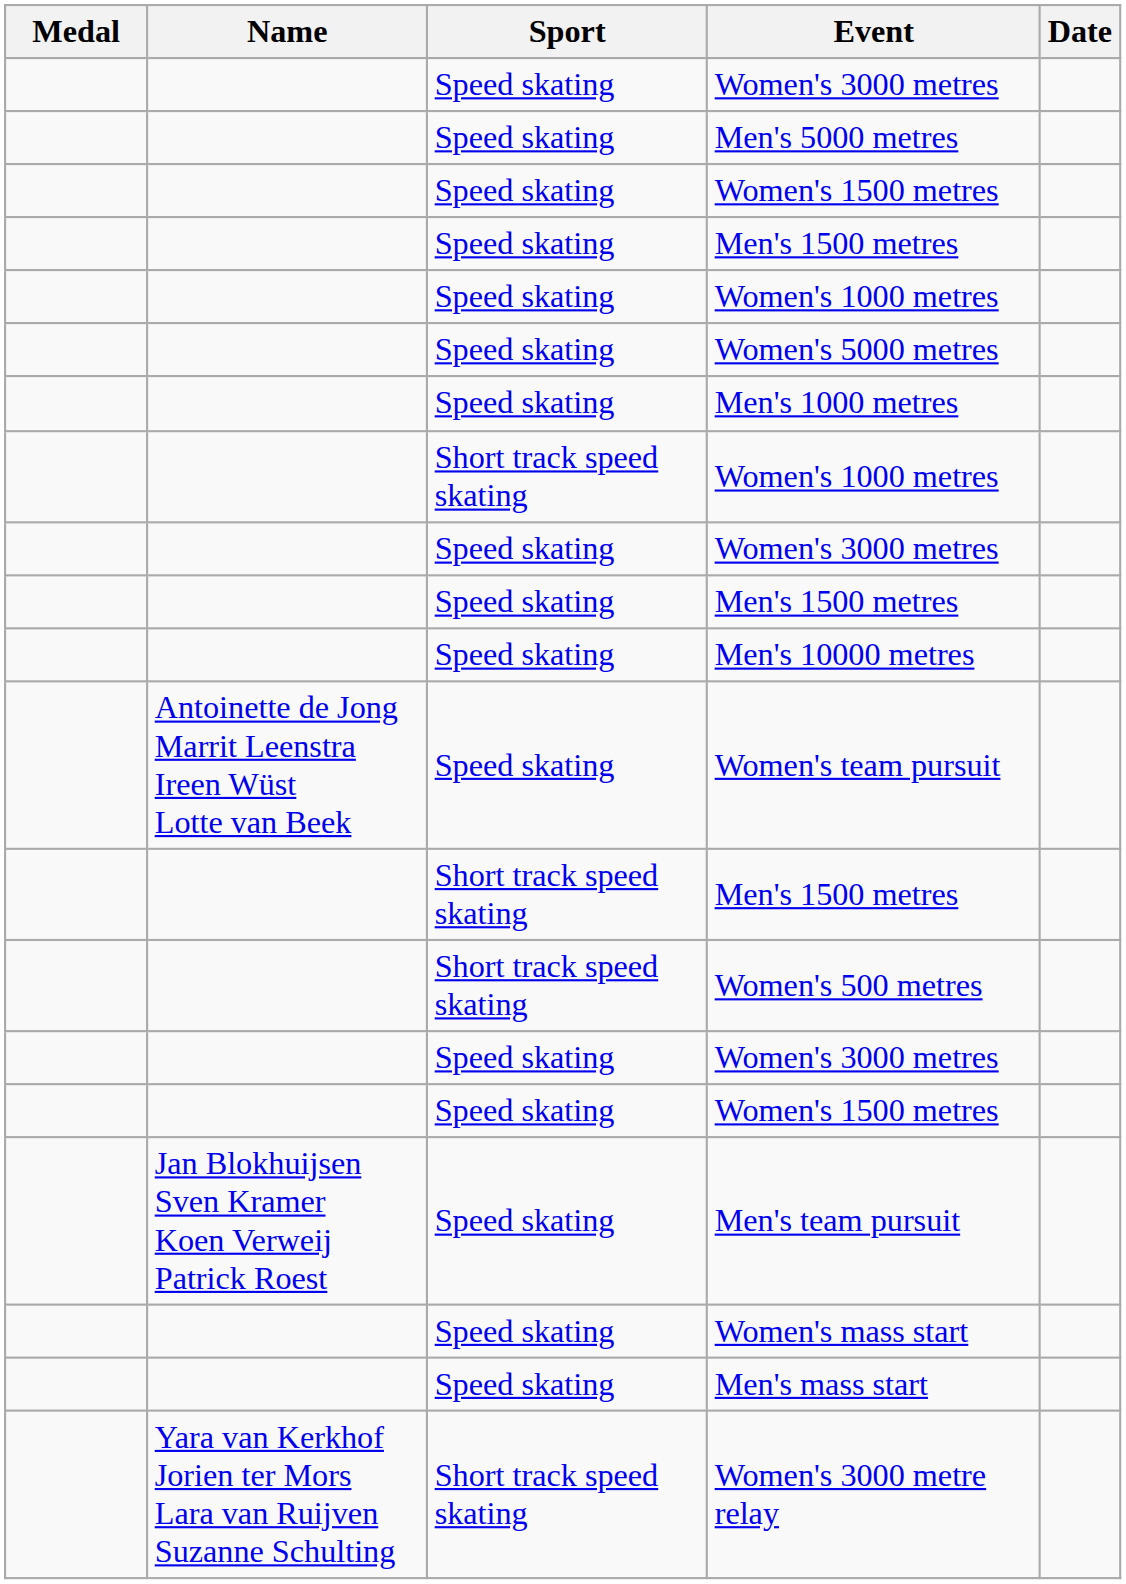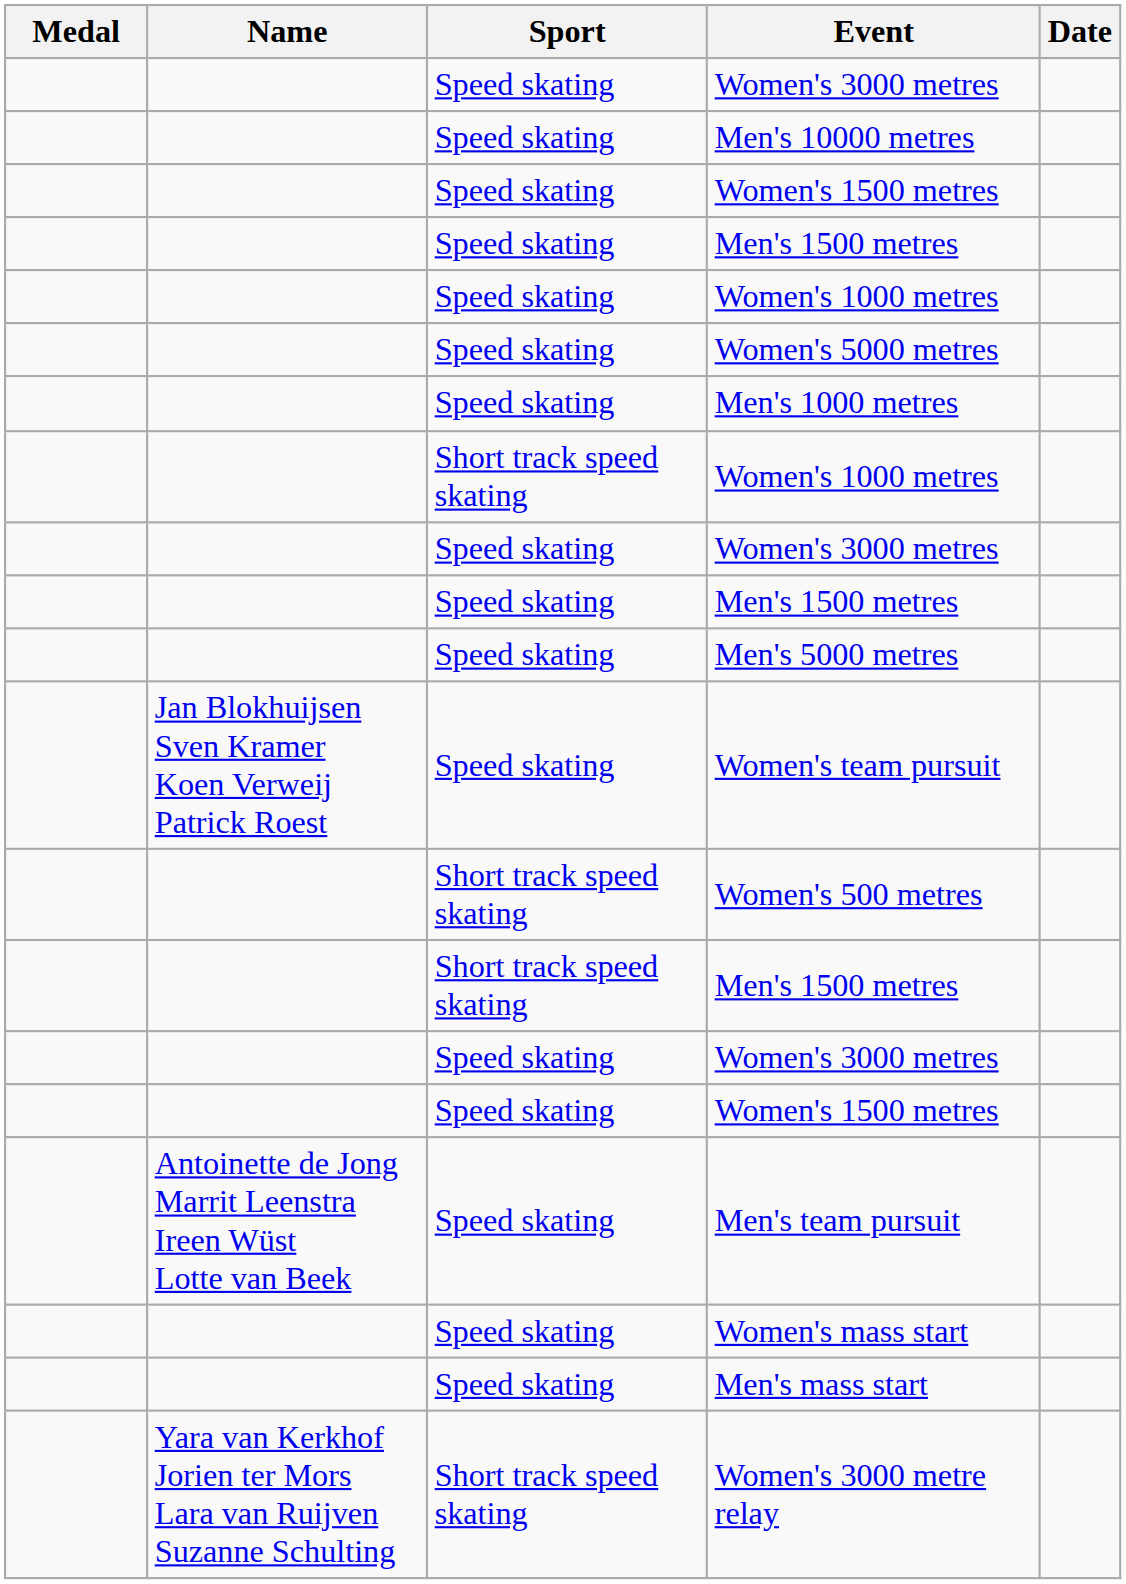rows swapped: (525, 137) <-> (525, 653)
(276, 764) Antoinette de Jong Marrit Leenstra Ireen Wüst Lotte van Beek -> (258, 764) Jan Blokhuijsen Sven Kramer Koen Verweij Patrick Roest
rows swapped: (546, 893) <-> (546, 984)
(258, 1220) Jan Blokhuijsen Sven Kramer Koen Verweij Patrick Roest -> (276, 1220) Antoinette de Jong Marrit Leenstra Ireen Wüst Lotte van Beek
